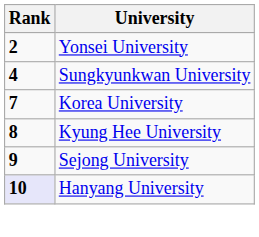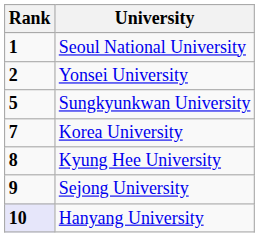+ row: (152, 47)
(13, 75) 4 -> (13, 103) 5
